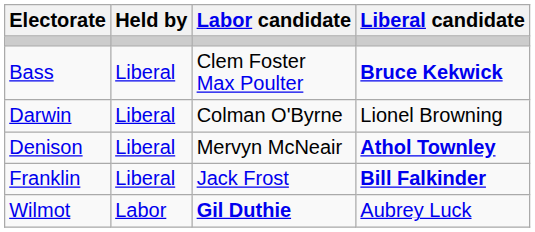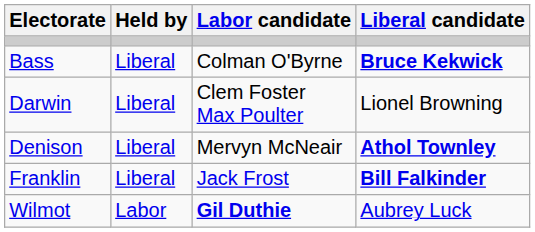(251, 72) Clem Foster Max Poulter -> (270, 61) Colman O'Byrne
(270, 115) Colman O'Byrne -> (251, 104) Clem Foster Max Poulter
